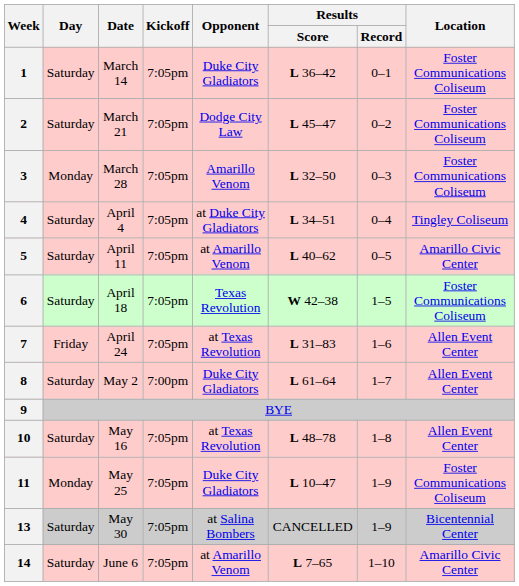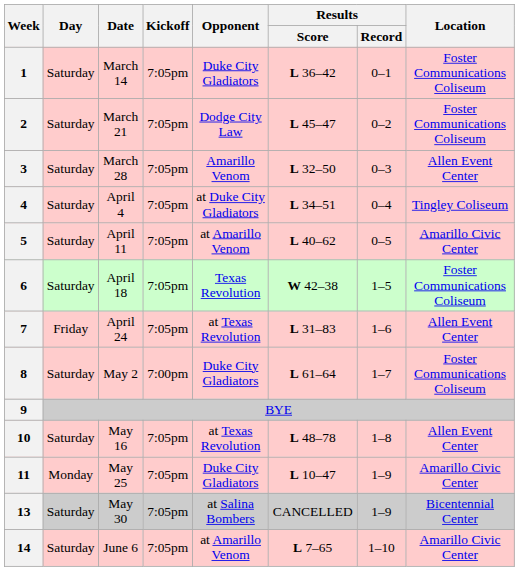(71, 176) Monday -> (71, 168) Saturday
(460, 176) Foster Communications Coliseum -> (460, 168) Allen Event Center
(460, 380) Allen Event Center -> (460, 373) Foster Communications Coliseum
(460, 482) Foster Communications Coliseum -> (460, 475) Amarillo Civic Center
